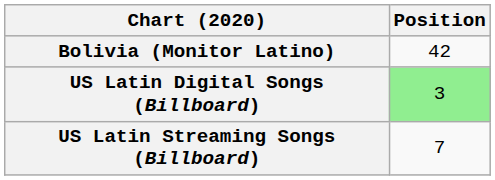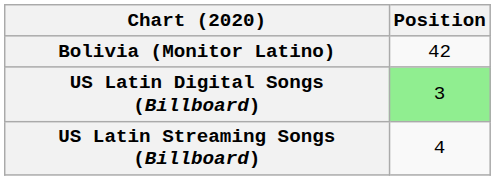(440, 148) 7 -> (440, 148) 4
